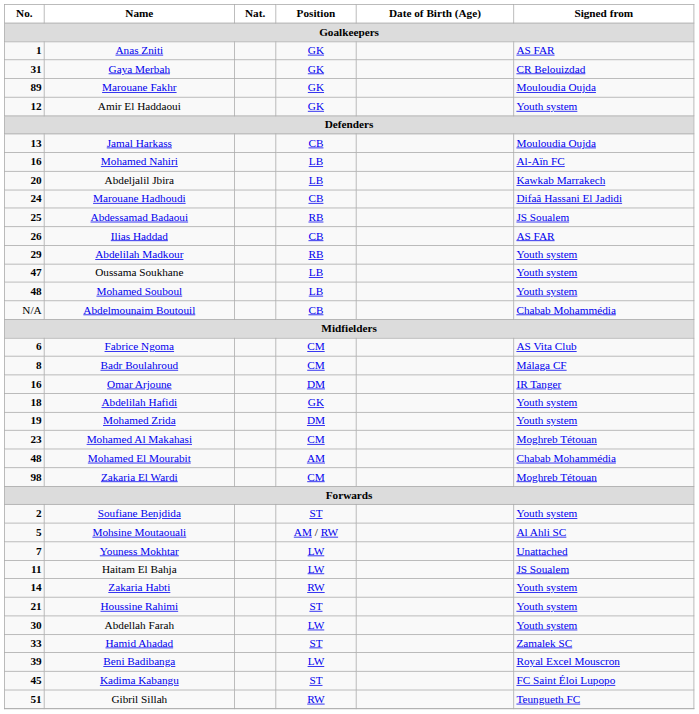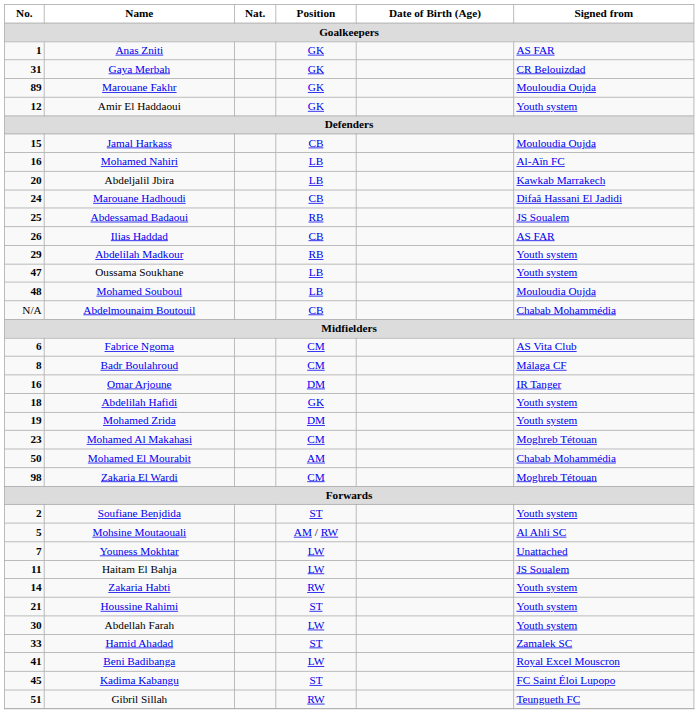(36, 143) 13 -> (36, 143) 15
(547, 292) Youth system -> (556, 292) Mouloudia Oujda
(36, 458) 48 -> (36, 458) 50
(36, 662) 39 -> (36, 662) 41
